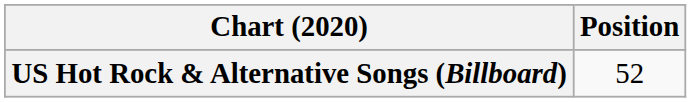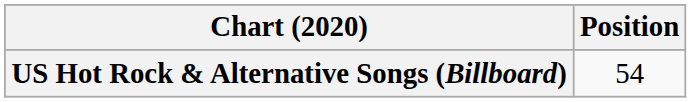(630, 73) 52 -> (630, 73) 54
